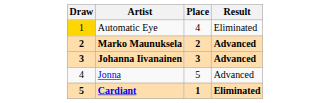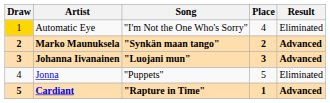+ column: (186, 12)
(234, 75) Advanced -> (301, 75) Eliminated
(237, 91) Eliminated -> (301, 91) Advanced
